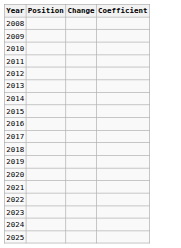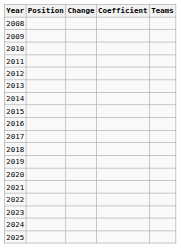+ column: (162, 10)
